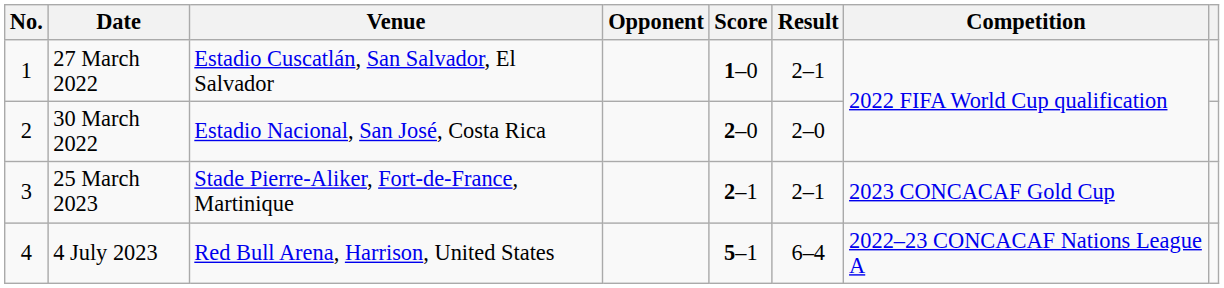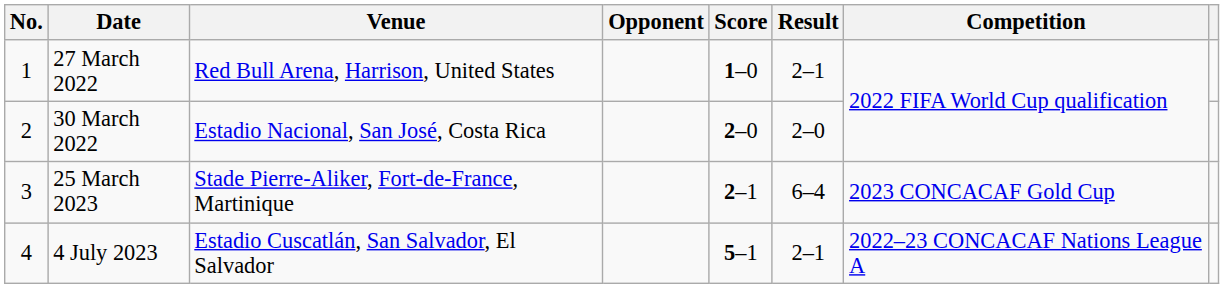(355, 70) Estadio Cuscatlán, San Salvador, El Salvador -> (374, 70) Red Bull Arena, Harrison, United States
(808, 191) 2–1 -> (808, 191) 6–4
(374, 252) Red Bull Arena, Harrison, United States -> (355, 252) Estadio Cuscatlán, San Salvador, El Salvador
(808, 252) 6–4 -> (808, 252) 2–1
